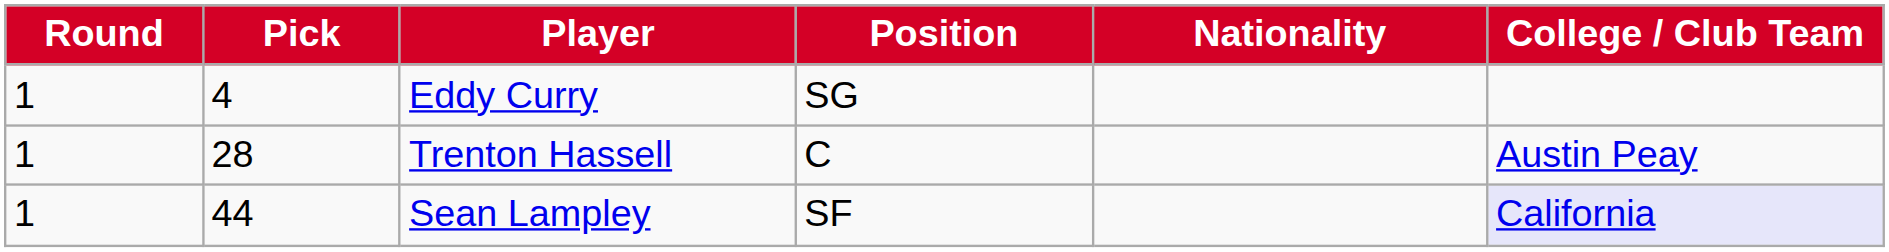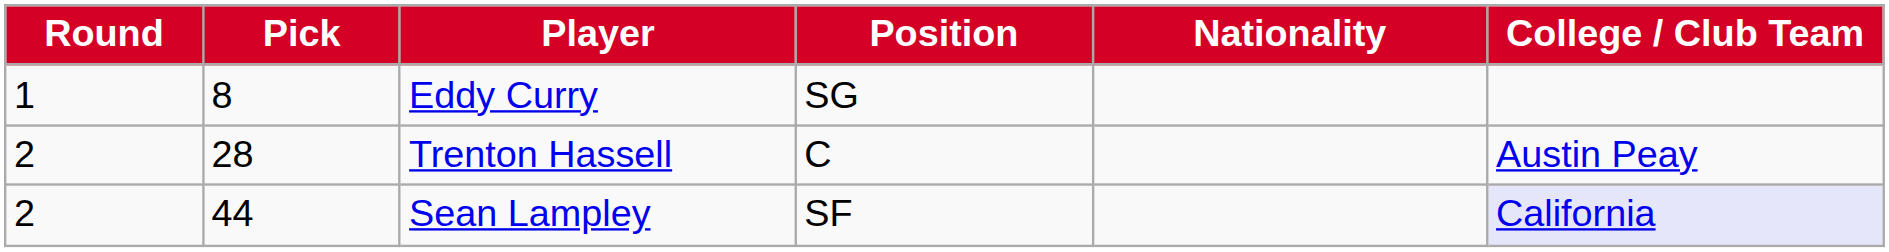(222, 94) 4 -> (222, 94) 8
(24, 154) 1 -> (24, 154) 2
(24, 214) 1 -> (24, 214) 2
